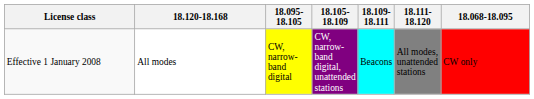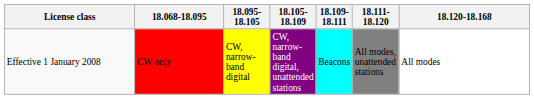columns swapped: (485, 17) <-> (200, 17)
